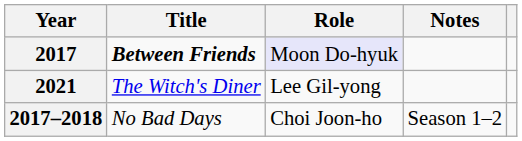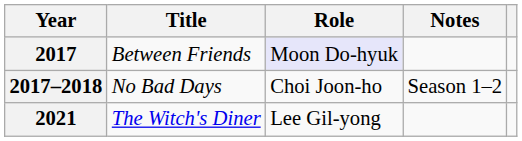(184, 53) bold -> (181, 53) normal
rows swapped: (56, 119) <-> (56, 86)
